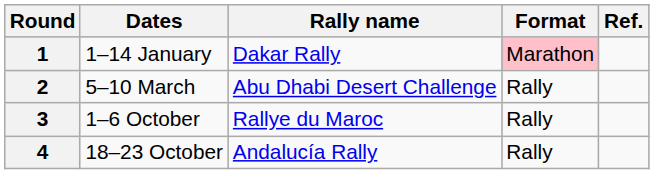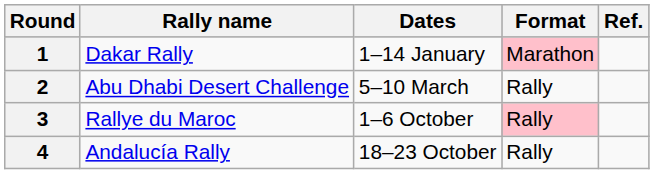columns swapped: (154, 21) <-> (365, 21)
(529, 119) no background -> (529, 119) pink background
